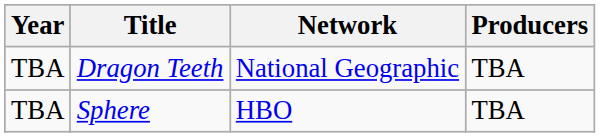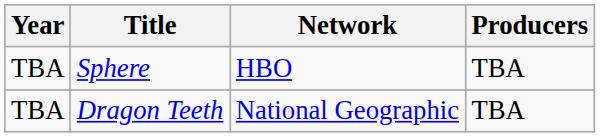rows swapped: (150, 68) <-> (113, 110)
